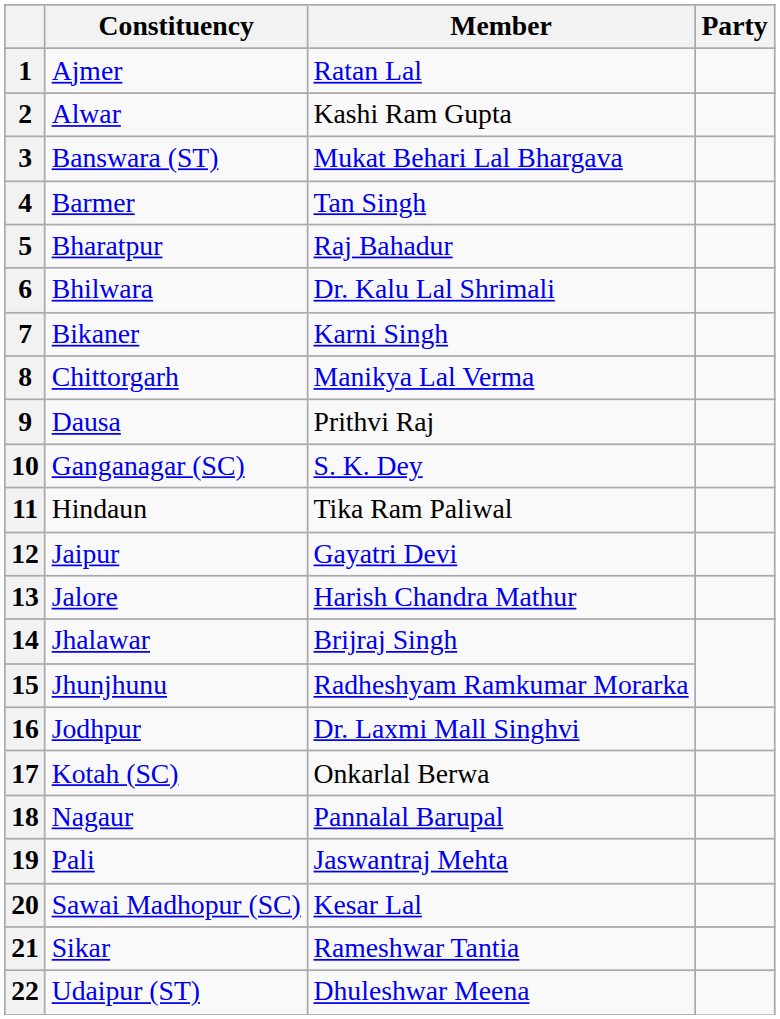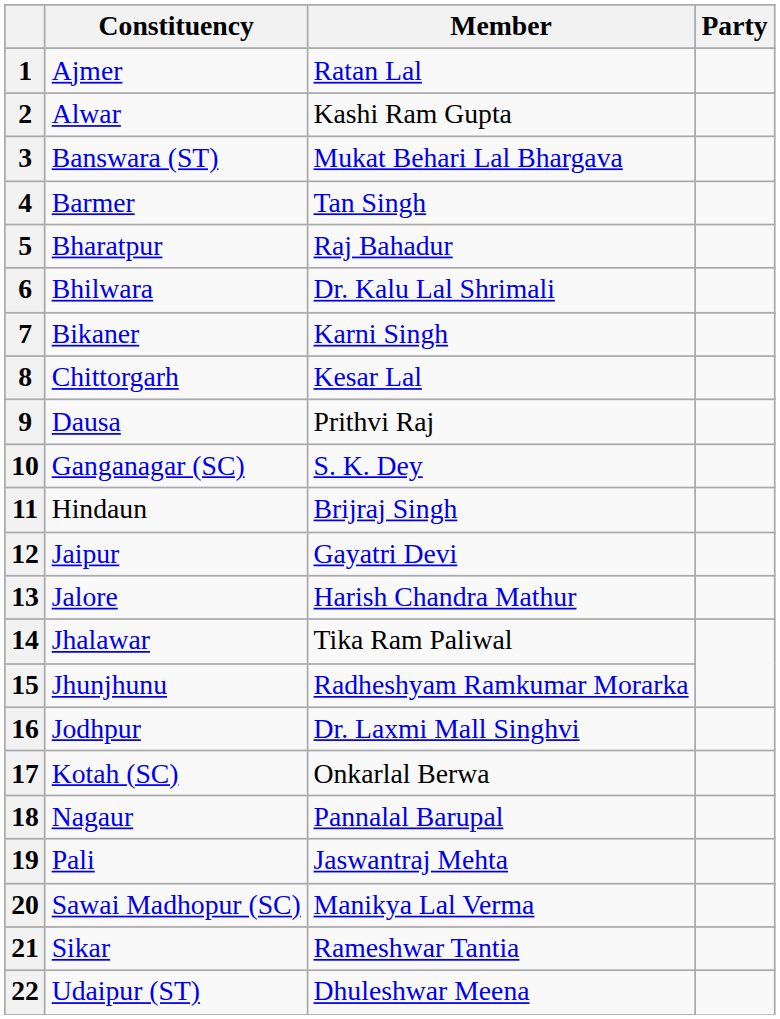(424, 377) Manikya Lal Verma -> (368, 377) Kesar Lal
(413, 509) Tika Ram Paliwal -> (385, 509) Brijraj Singh
(385, 641) Brijraj Singh -> (413, 641) Tika Ram Paliwal
(368, 904) Kesar Lal -> (424, 904) Manikya Lal Verma
